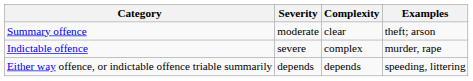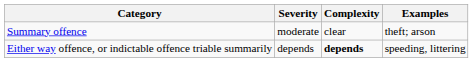- row: (47, 48)
(342, 66) normal -> (344, 48) bold
